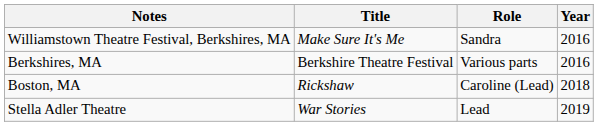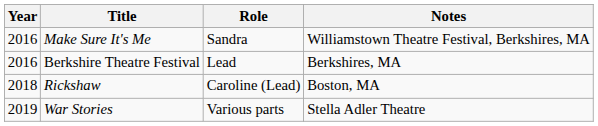columns swapped: (575, 16) <-> (149, 16)
(499, 62) Various parts -> (221, 62) Lead
(475, 109) Lead -> (245, 109) Various parts
